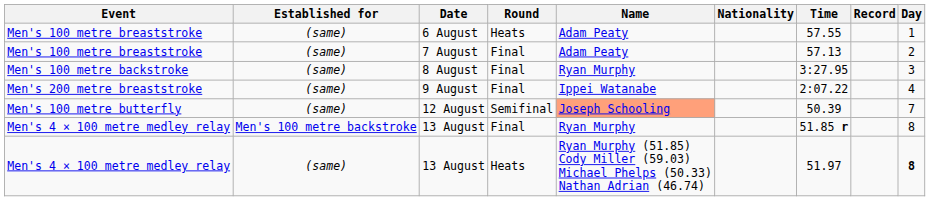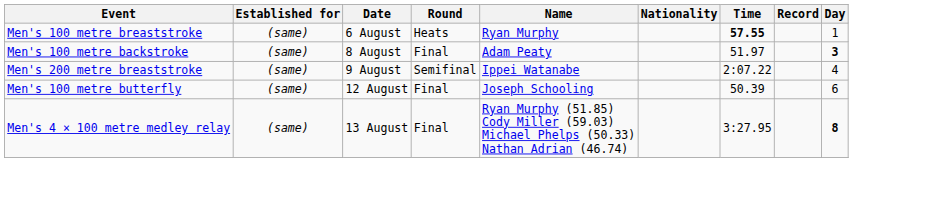(593, 33) Adam Peaty -> (520, 33) Ryan Murphy
(824, 33) normal -> (747, 33) bold
- row: (326, 52)
(597, 70) Ryan Murphy -> (517, 52) Adam Peaty
(824, 70) 3:27.95 -> (747, 52) 51.97
(912, 70) normal -> (835, 52) bold
(508, 89) Final -> (445, 70) Semifinal
(522, 108) Semifinal -> (431, 89) Final
(614, 108) lightsalmon background -> (538, 89) no background
(912, 108) 7 -> (835, 89) 6
- row: (326, 127)
(508, 166) Heats -> (431, 128) Final
(824, 166) 51.97 -> (747, 128) 3:27.95
